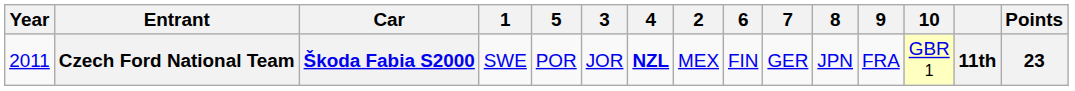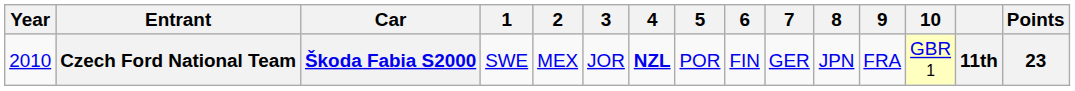columns swapped: (699, 19) <-> (556, 19)
(29, 59) 2011 -> (30, 59) 2010
